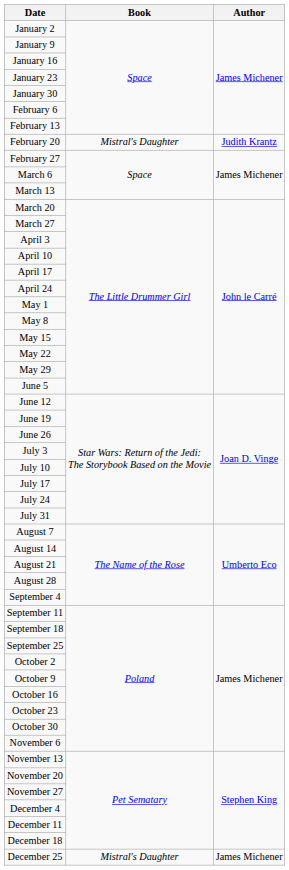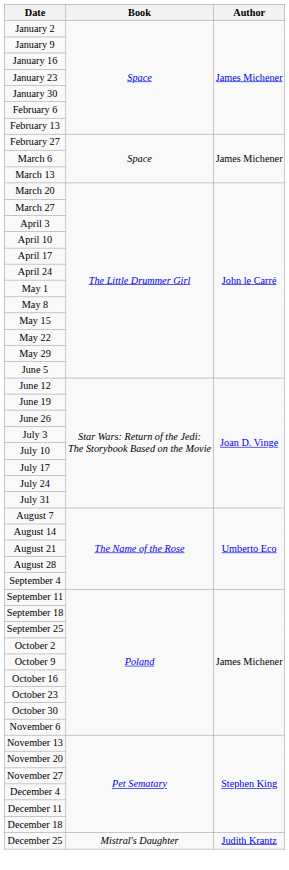- row: (35, 142)
(249, 857) James Michener -> (249, 840) Judith Krantz
